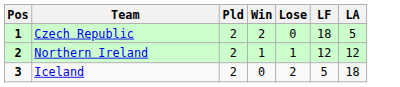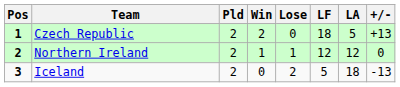+ column: (381, 14)
